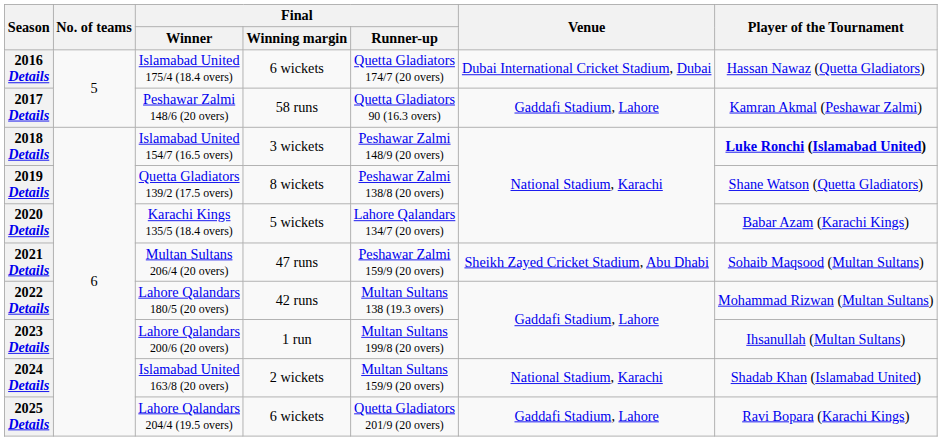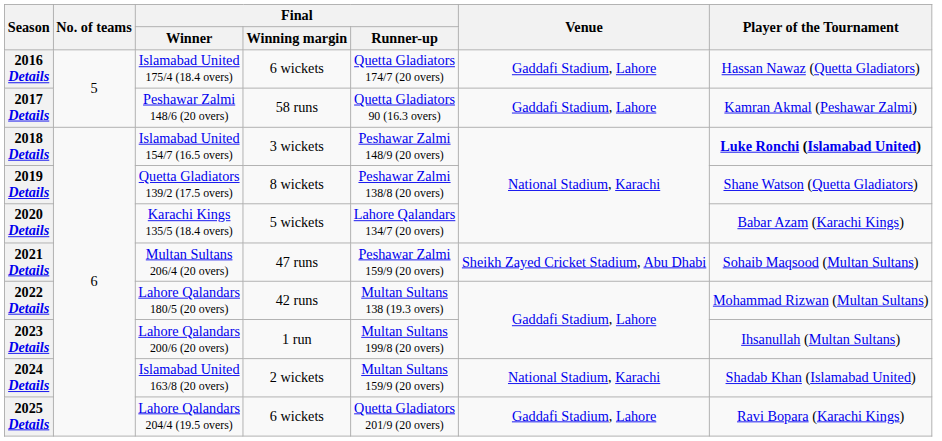(587, 68) Dubai International Cricket Stadium, Dubai -> (584, 68) Gaddafi Stadium, Lahore
